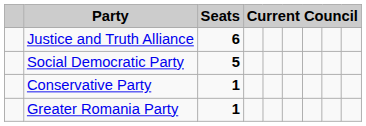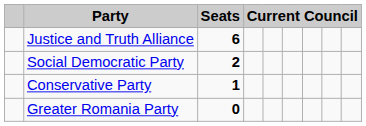(236, 62) 5 -> (236, 62) 2
(236, 109) 1 -> (236, 109) 0
